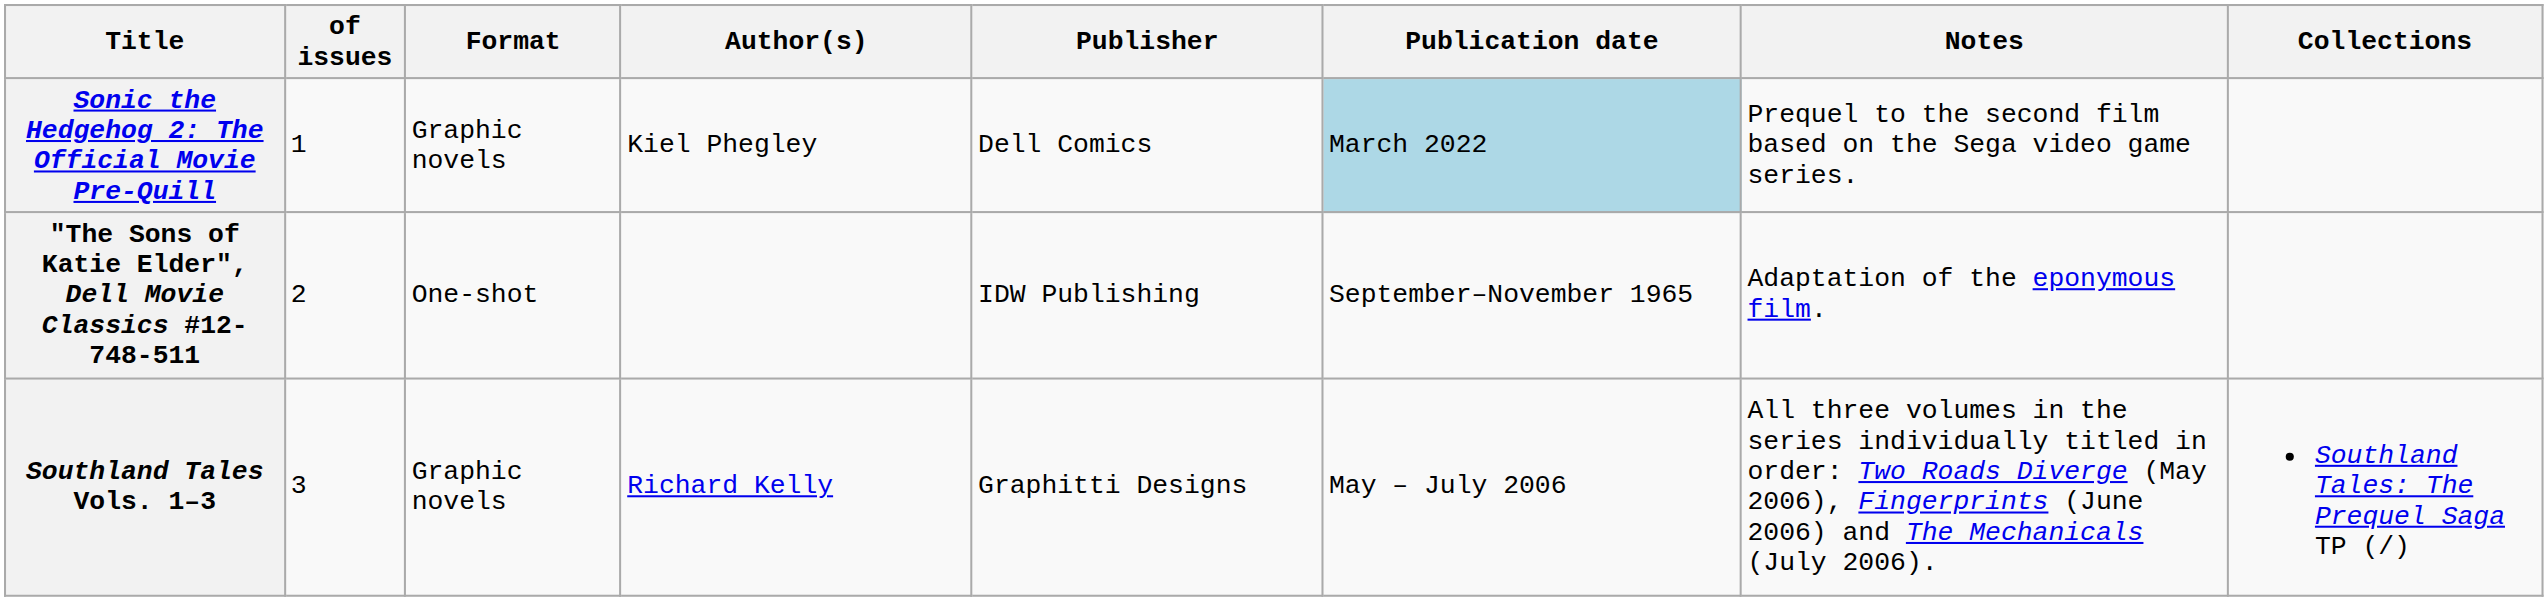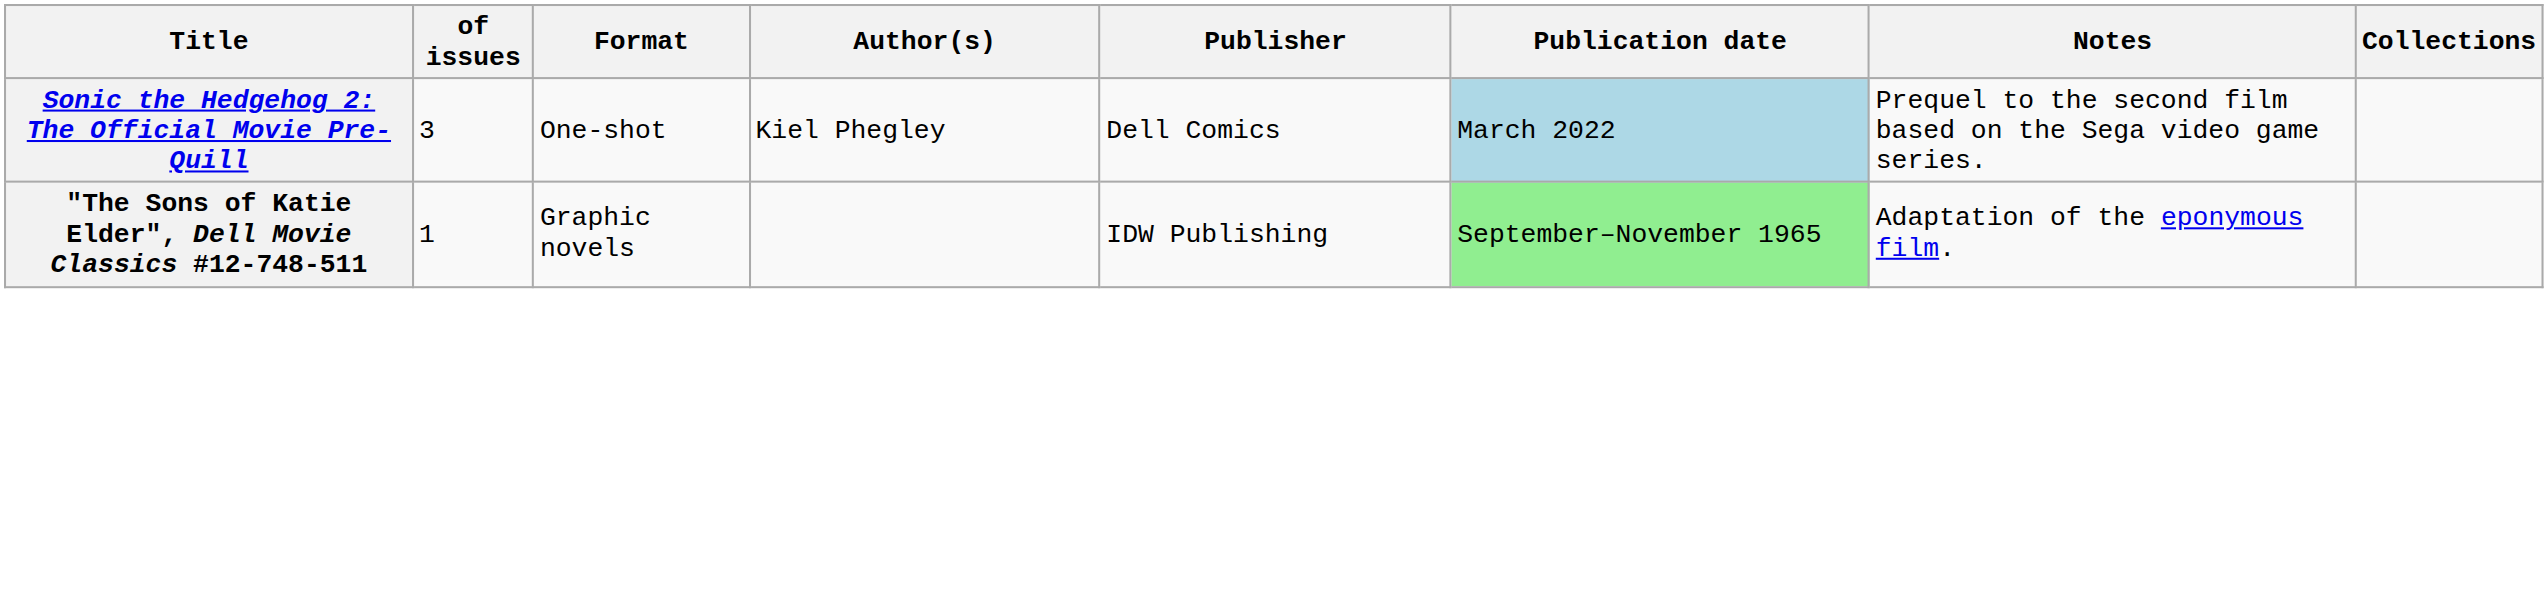(299, 146) 1 -> (427, 130) 3
(467, 146) Graphic novels -> (603, 130) One-shot
(299, 295) 2 -> (427, 234) 1
(475, 295) One-shot -> (595, 234) Graphic novels
(1511, 295) no background -> (1639, 234) lightgreen background
- row: (145, 486)
